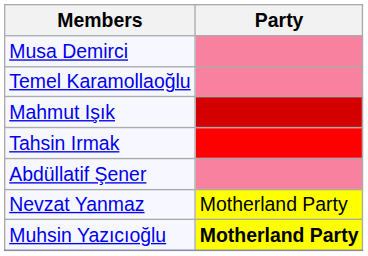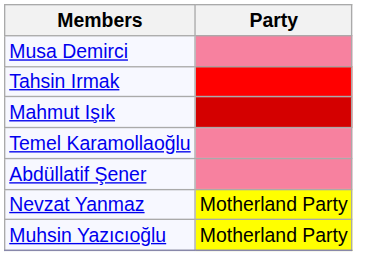rows swapped: (64, 143) <-> (100, 82)
(279, 235) bold -> (274, 235) normal
